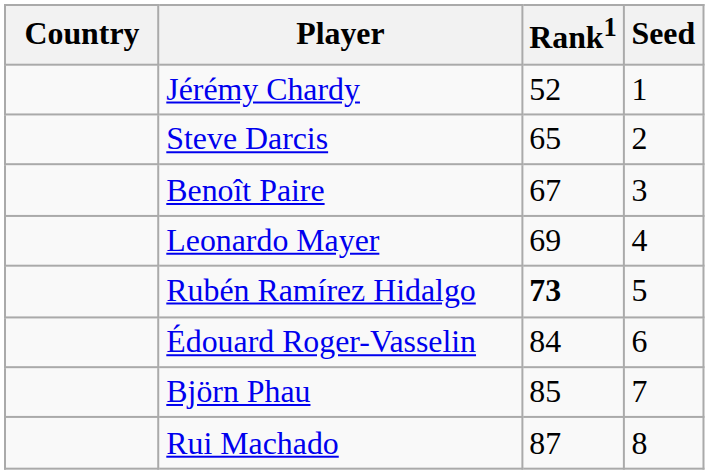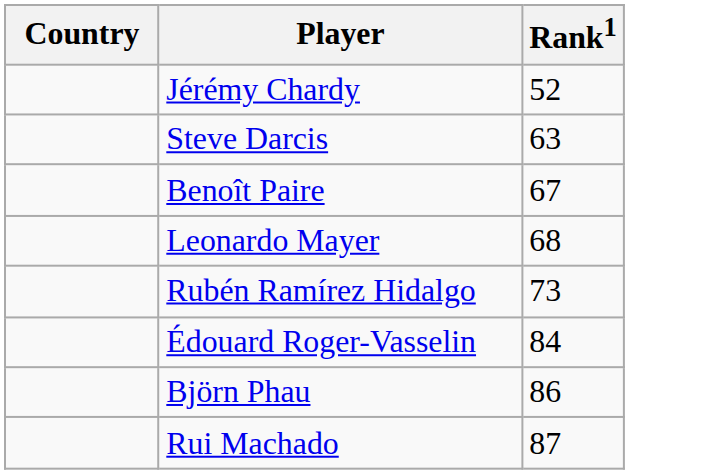- column: (663, 34)
(545, 139) 65 -> (545, 139) 63
(545, 240) 69 -> (545, 240) 68
(545, 290) bold -> (545, 290) normal
(545, 391) 85 -> (545, 391) 86
